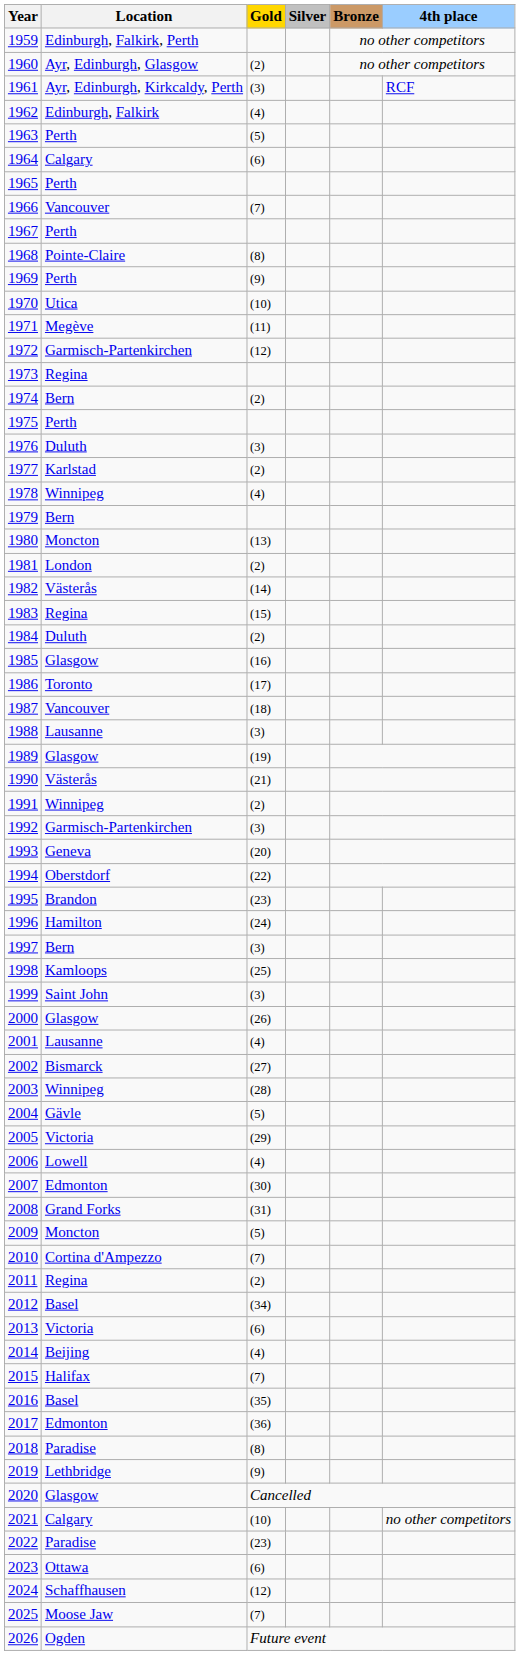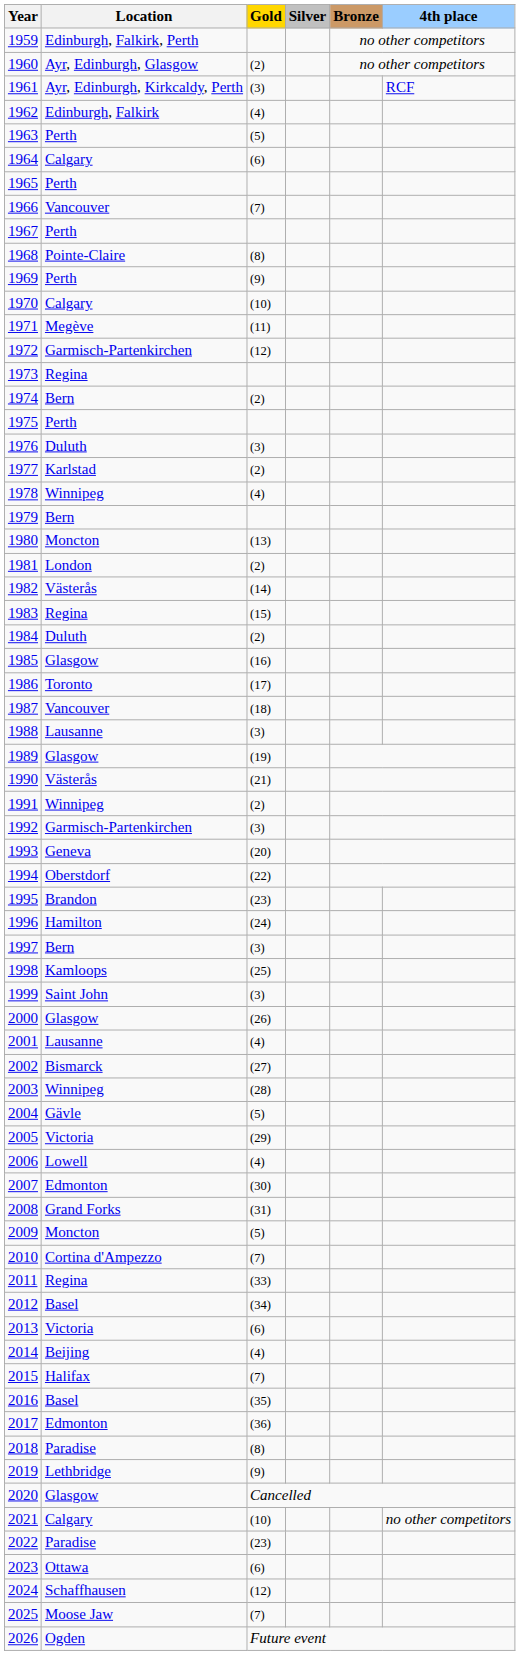(61, 302) Utica -> (69, 302) Calgary
(257, 1281) (2) -> (260, 1281) (33)
